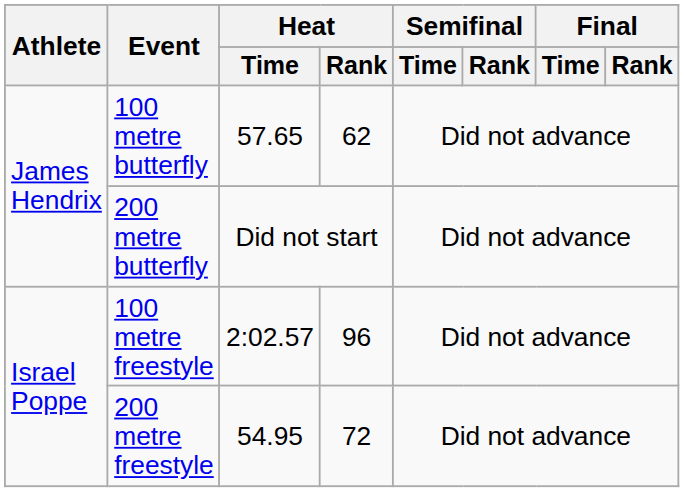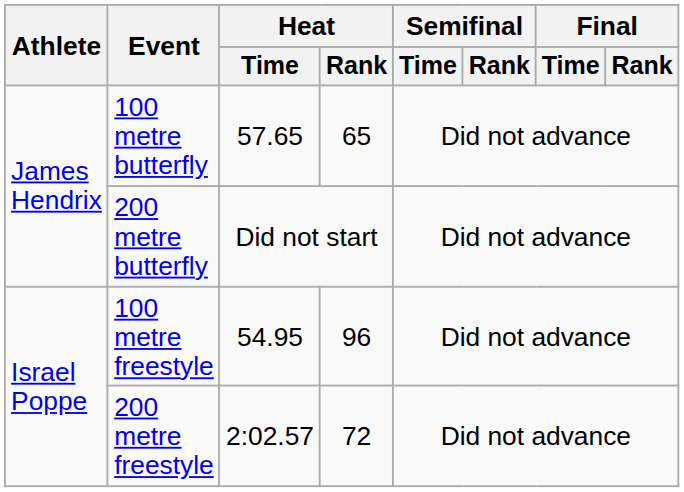(357, 136) 62 -> (357, 136) 65
(270, 337) 2:02.57 -> (270, 337) 54.95
(270, 437) 54.95 -> (270, 437) 2:02.57
